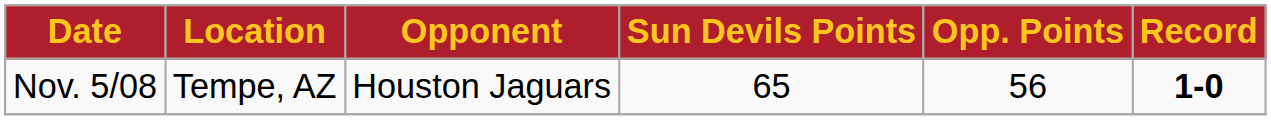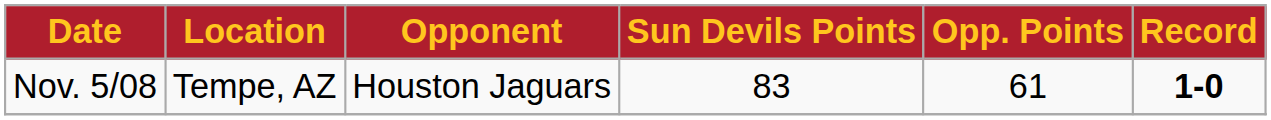(771, 85) 65 -> (771, 85) 83
(1028, 85) 56 -> (1028, 85) 61
